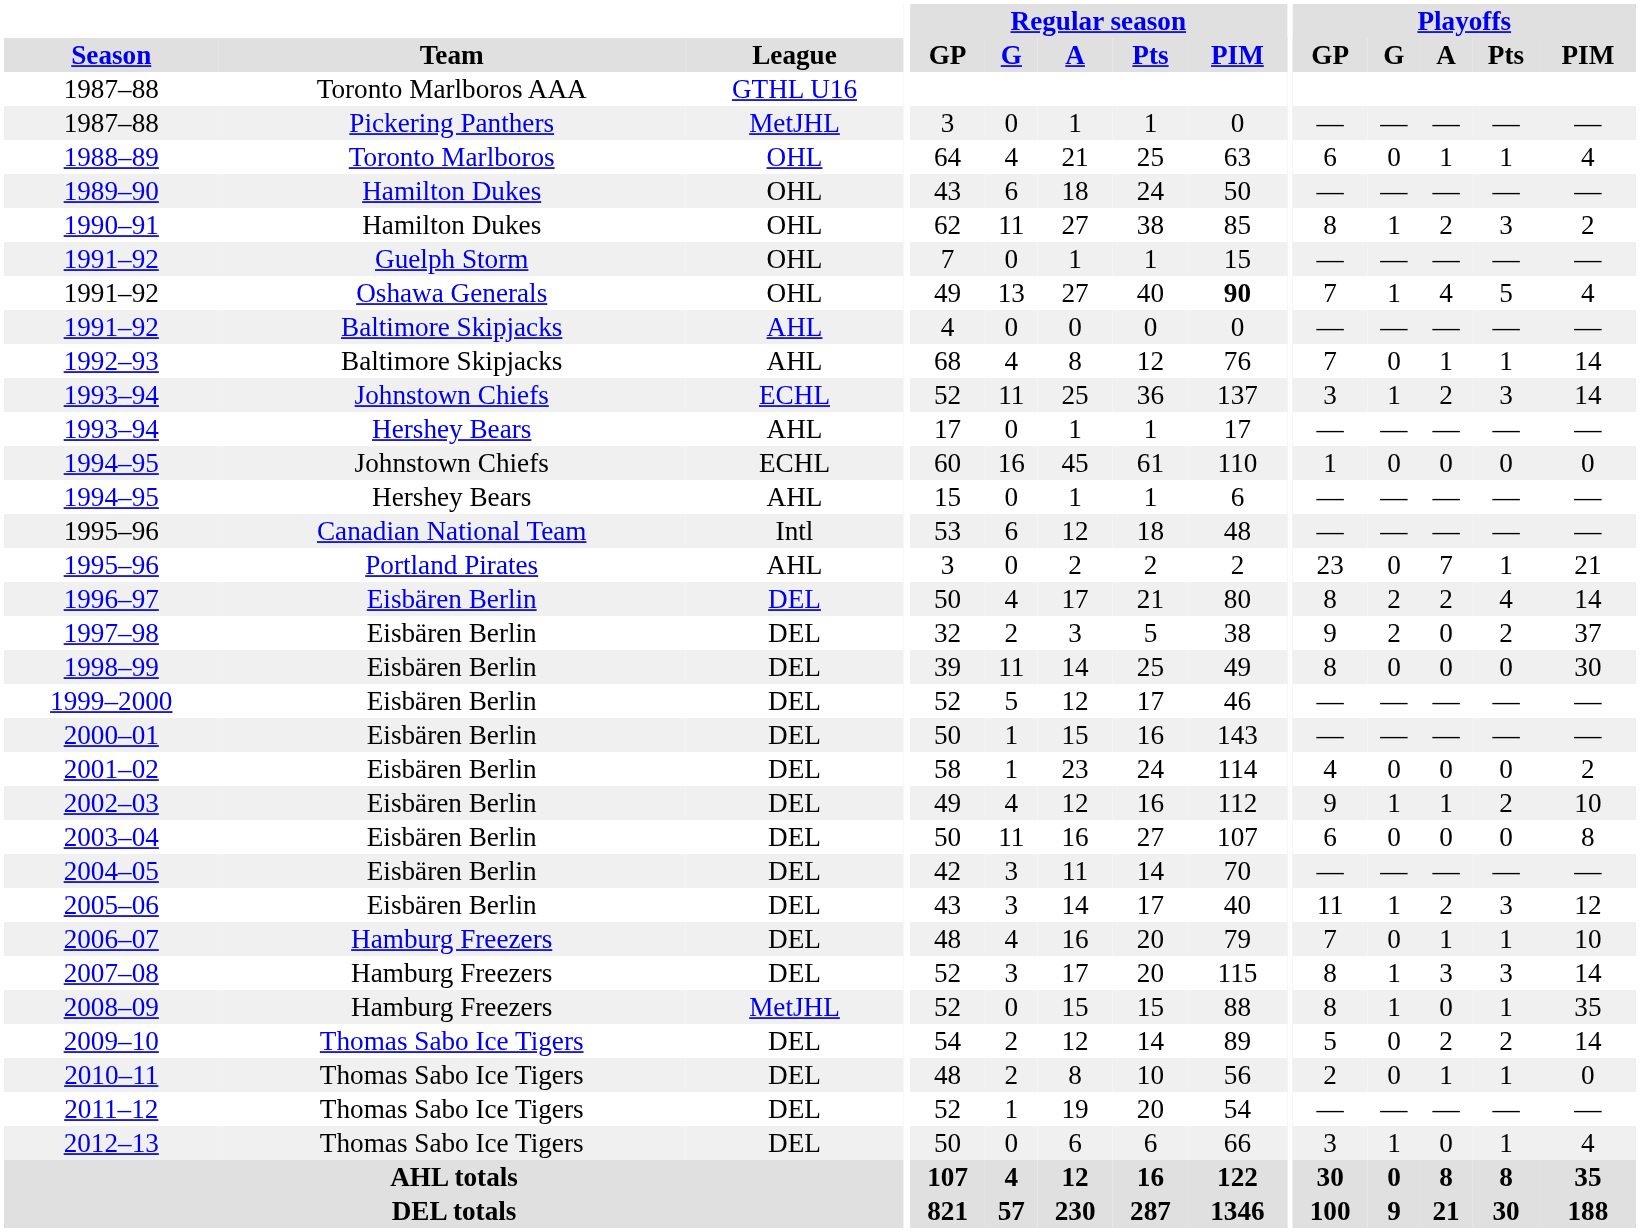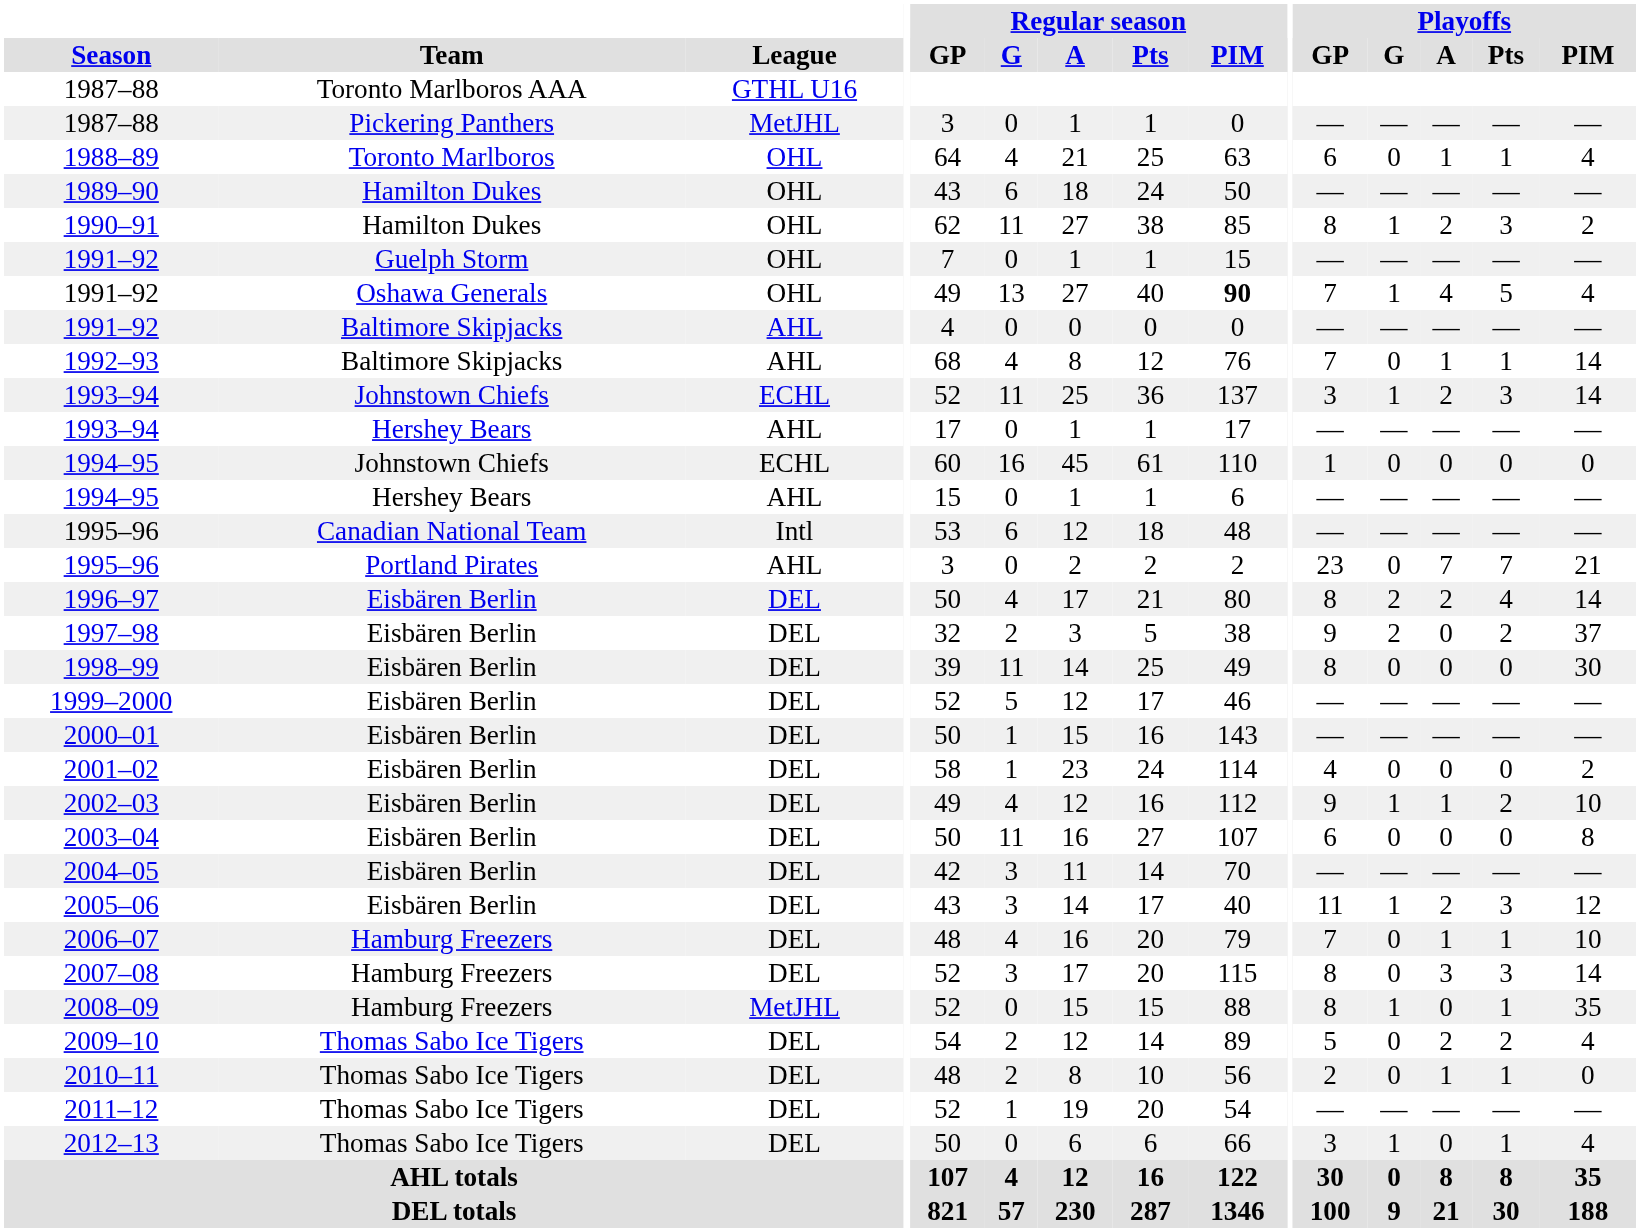(1506, 564) 1 -> (1506, 564) 7
(1394, 972) 1 -> (1394, 972) 0
(1588, 1040) 14 -> (1588, 1040) 4
